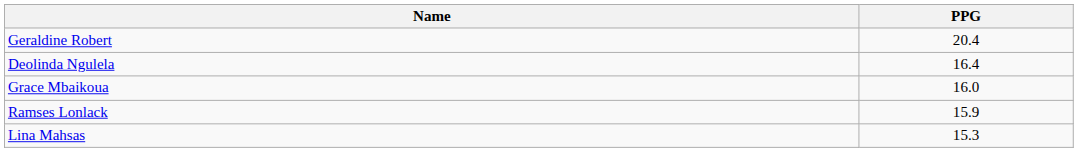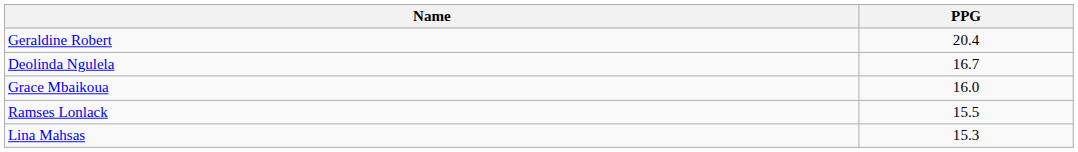(966, 64) 16.4 -> (966, 64) 16.7
(966, 111) 15.9 -> (966, 111) 15.5
